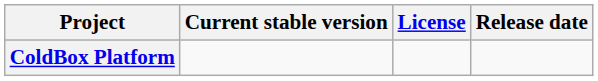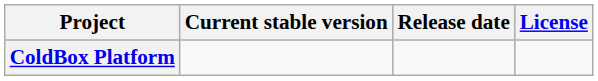columns swapped: (532, 22) <-> (432, 22)
